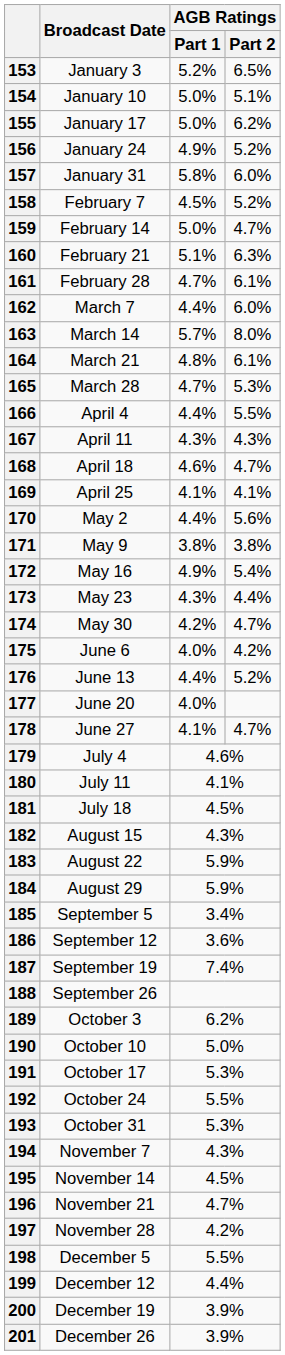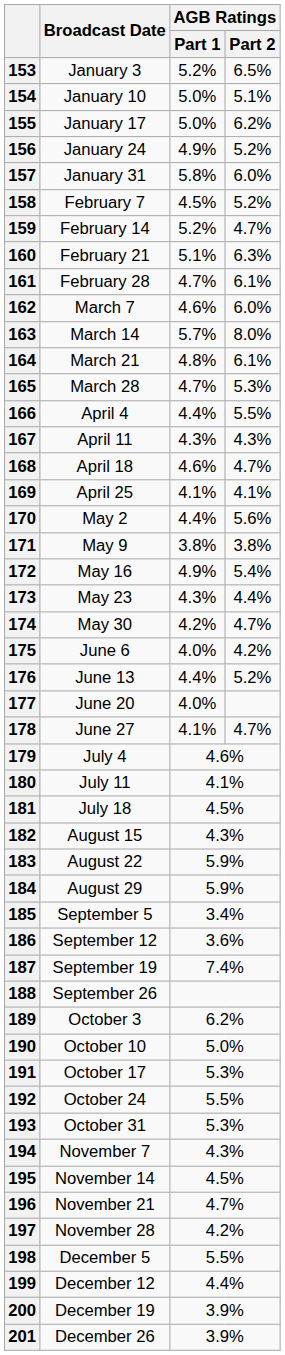(197, 228) 5.0% -> (197, 228) 5.2%
(197, 307) 4.4% -> (197, 307) 4.6%
